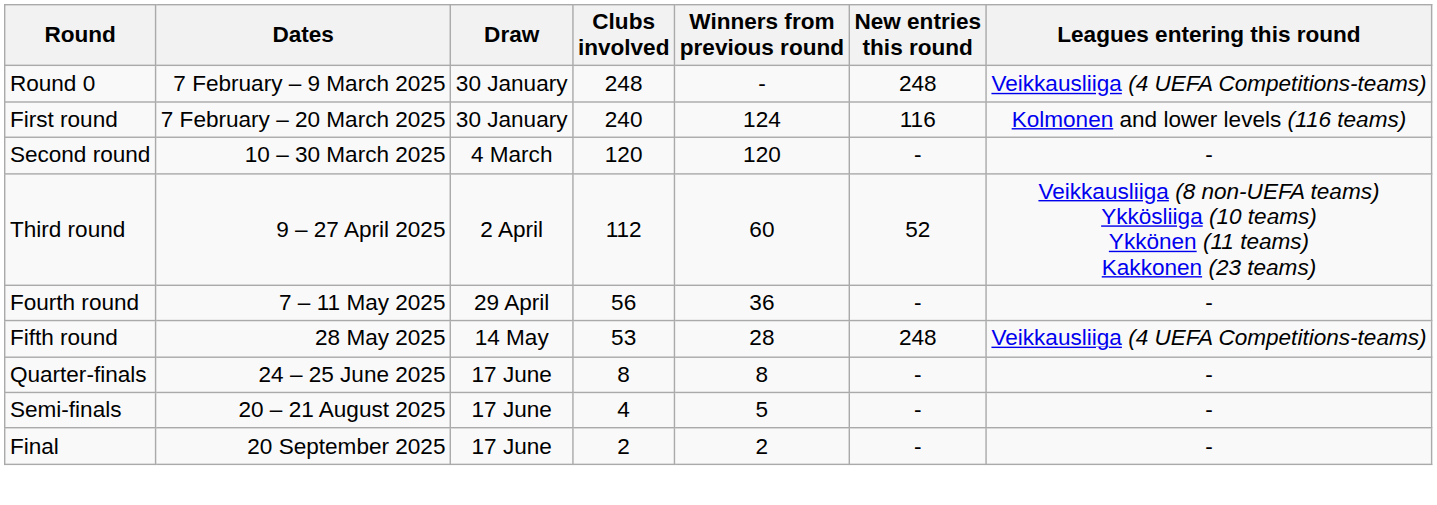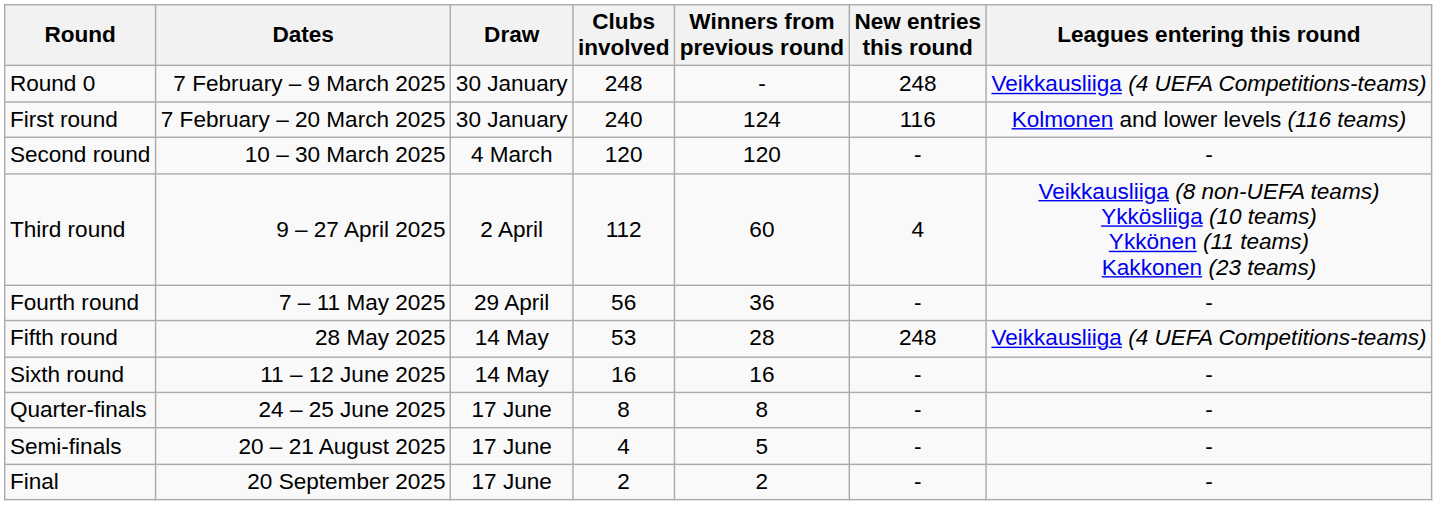(918, 228) 52 -> (918, 228) 4
+ row: (67, 374)
